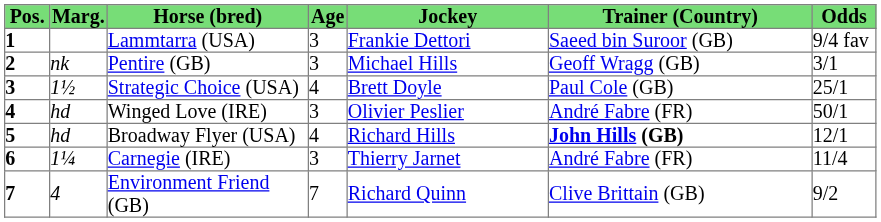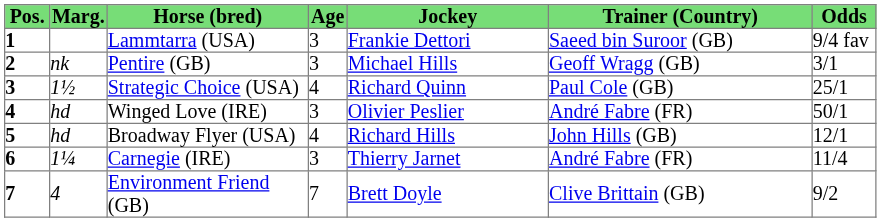(395, 87) Brett Doyle -> (407, 87) Richard Quinn
(616, 135) bold -> (613, 135) normal
(407, 193) Richard Quinn -> (395, 193) Brett Doyle
